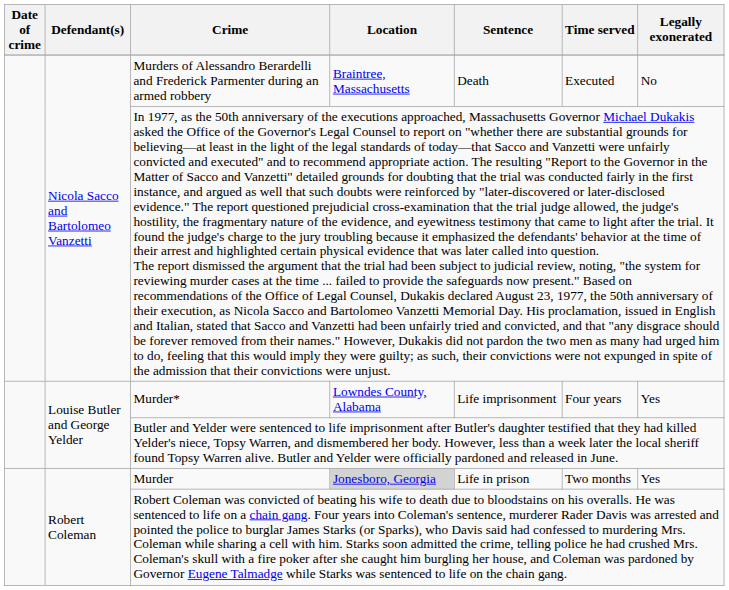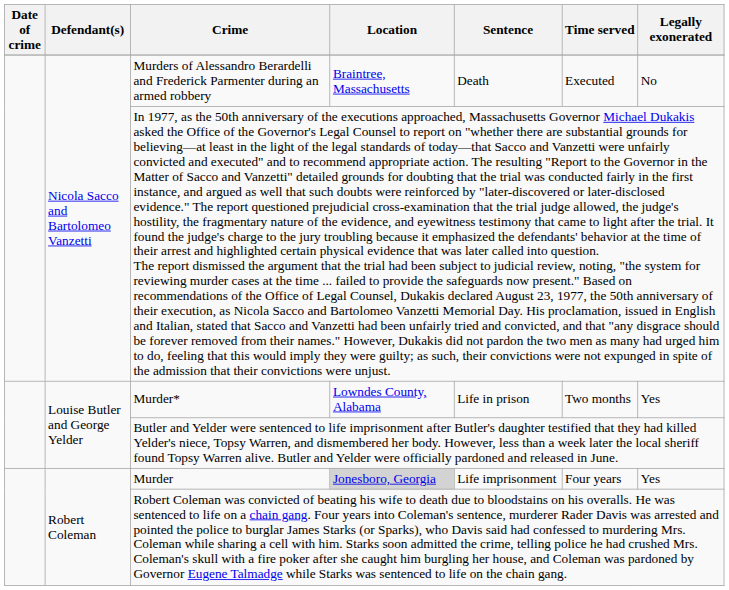(507, 399) Life imprisonment -> (493, 399) Life in prison
(593, 399) Four years -> (598, 399) Two months
(493, 478) Life in prison -> (507, 478) Life imprisonment
(598, 478) Two months -> (593, 478) Four years
